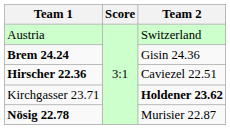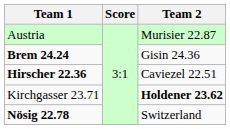(171, 34) Switzerland -> (178, 34) Murisier 22.87
(178, 114) Murisier 22.87 -> (171, 114) Switzerland
